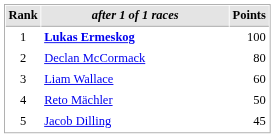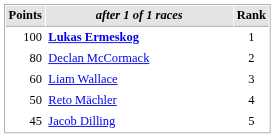columns swapped: (23, 15) <-> (249, 15)
